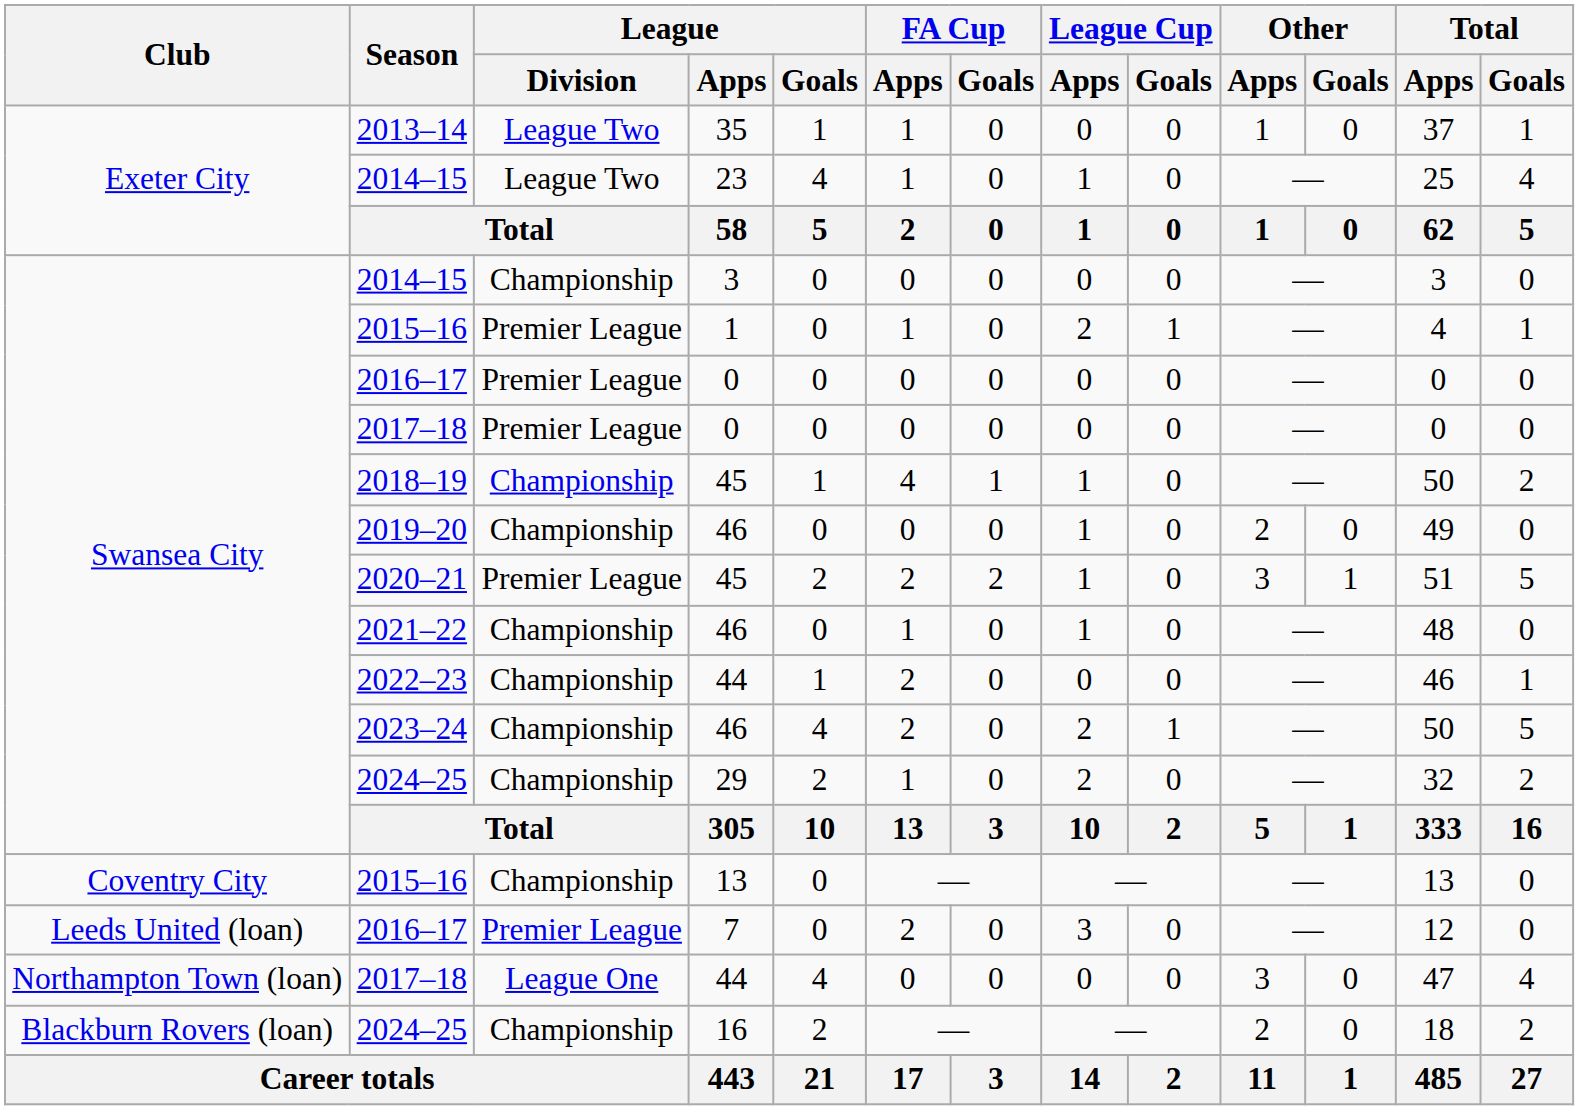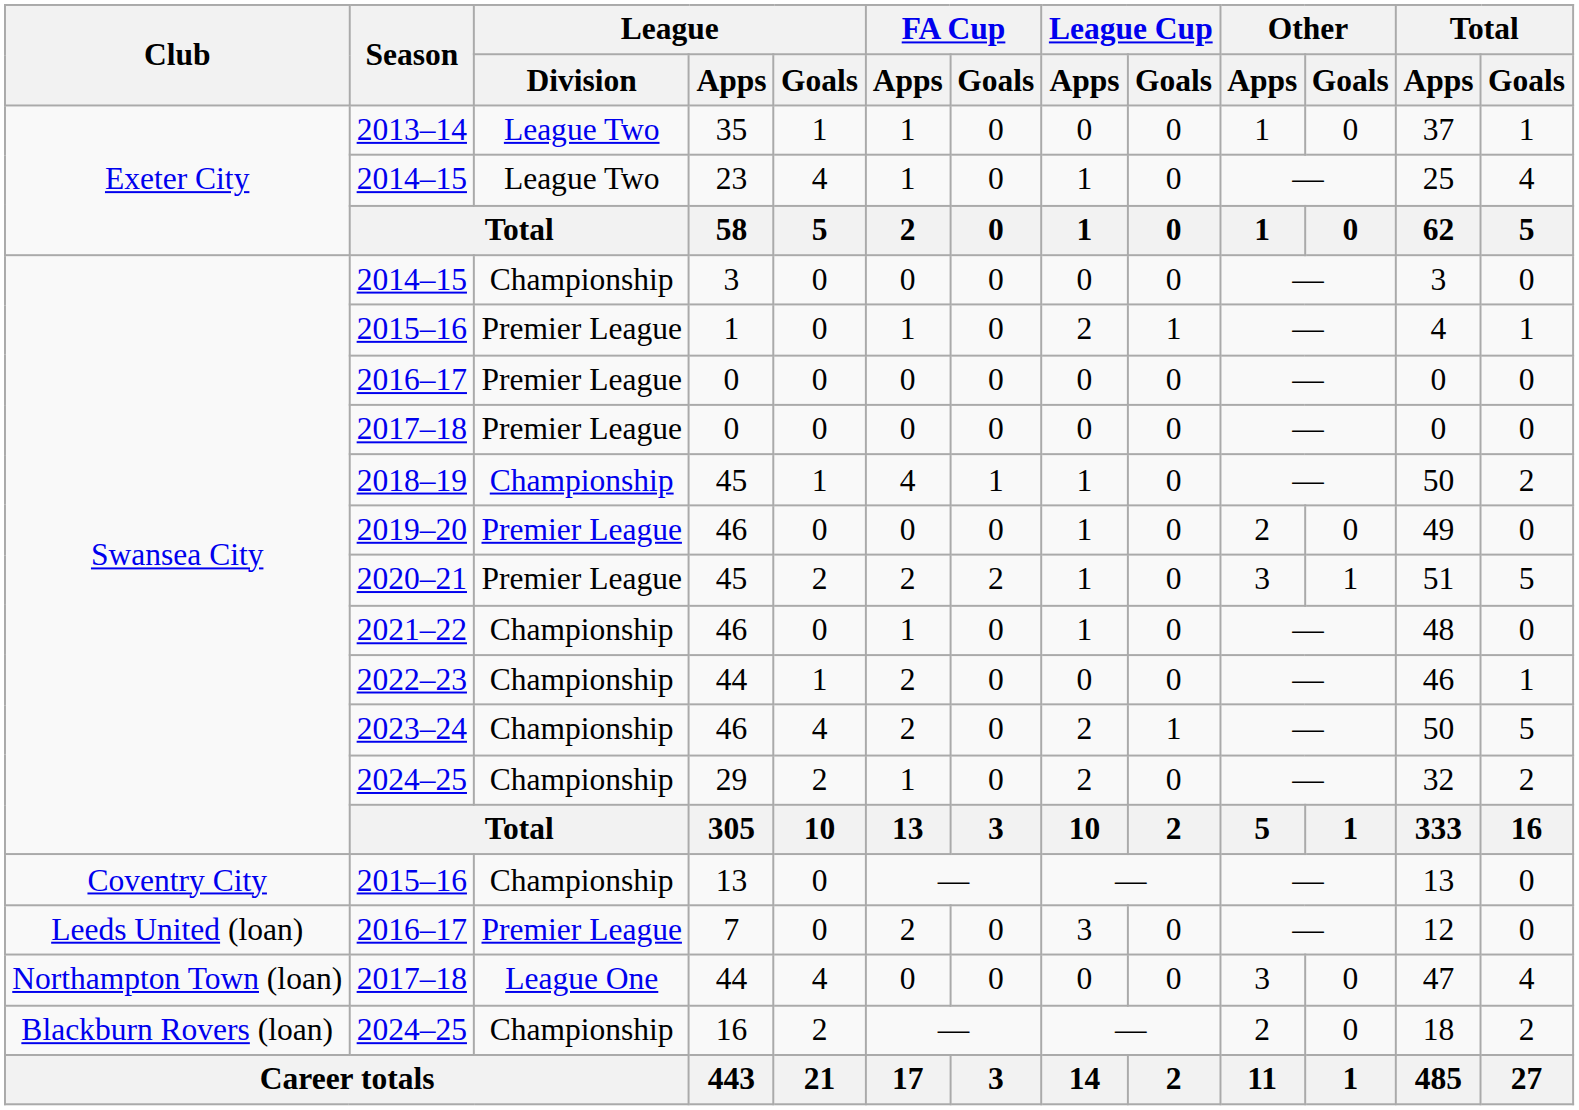(582, 529) Championship -> (582, 529) Premier League
